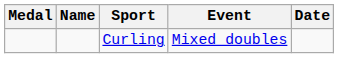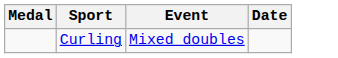- column: (78, 17)
